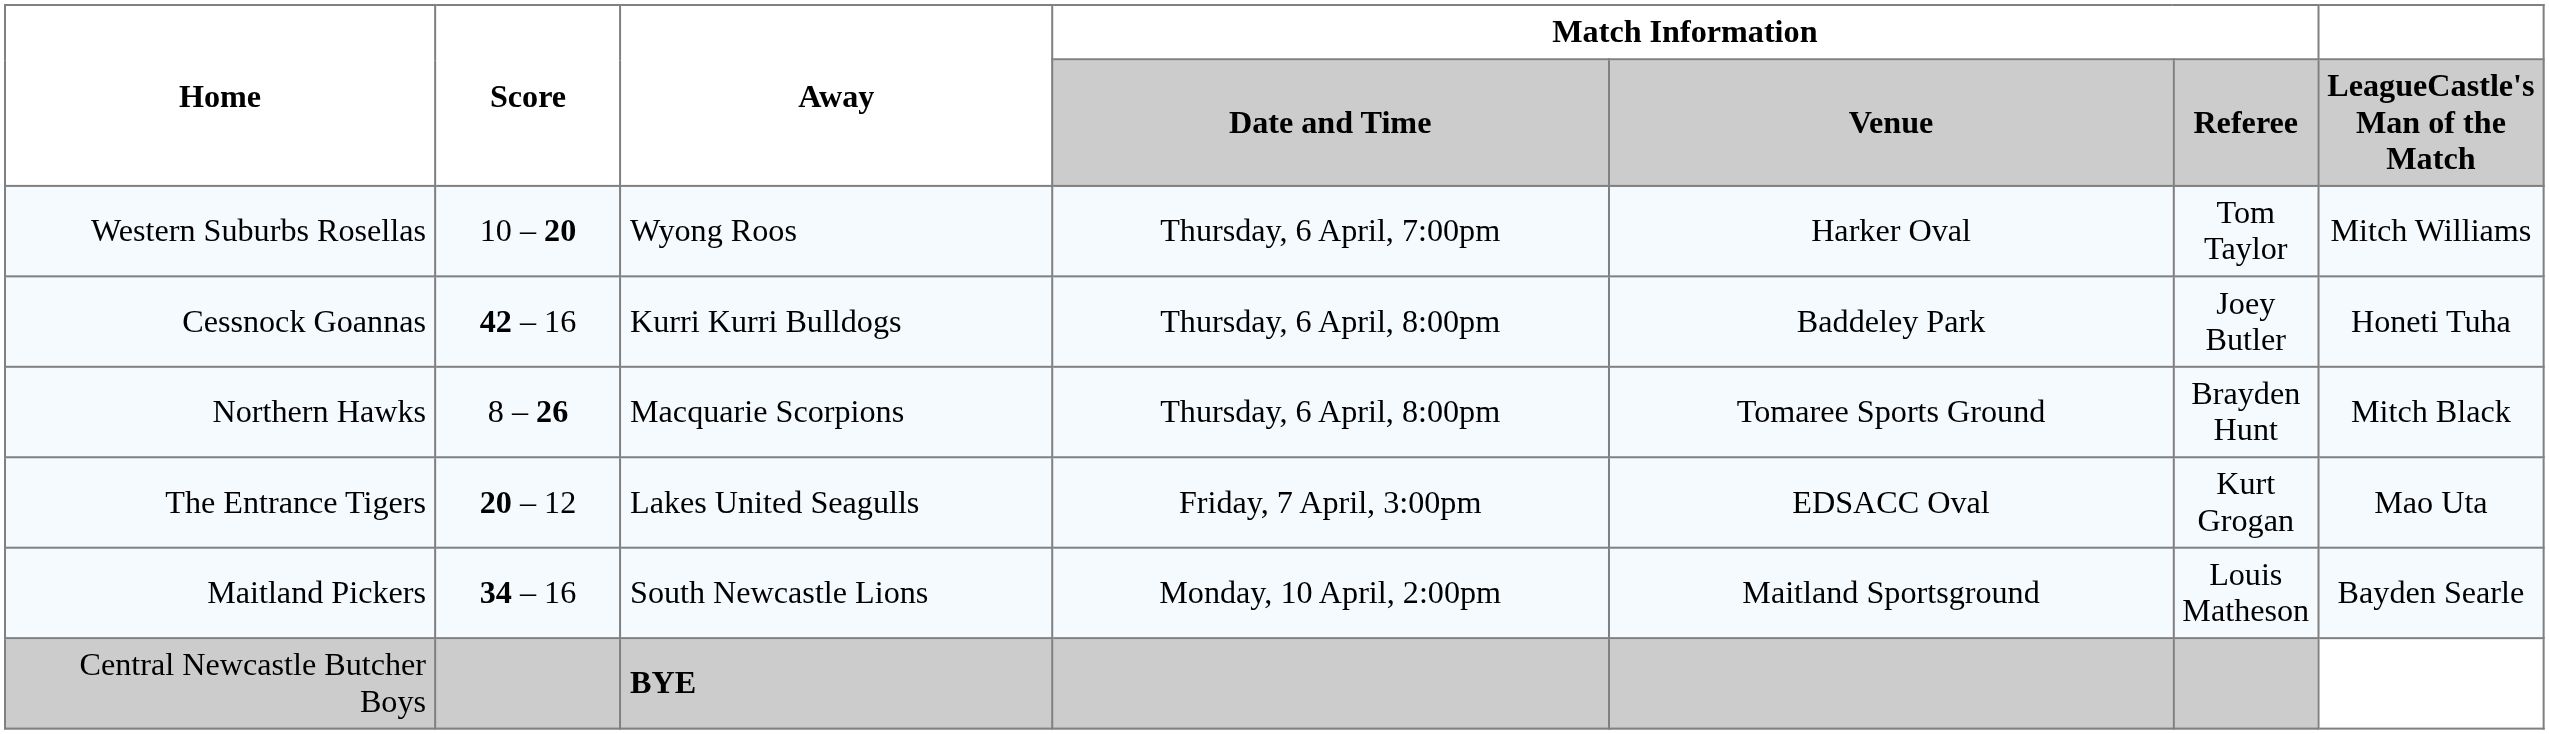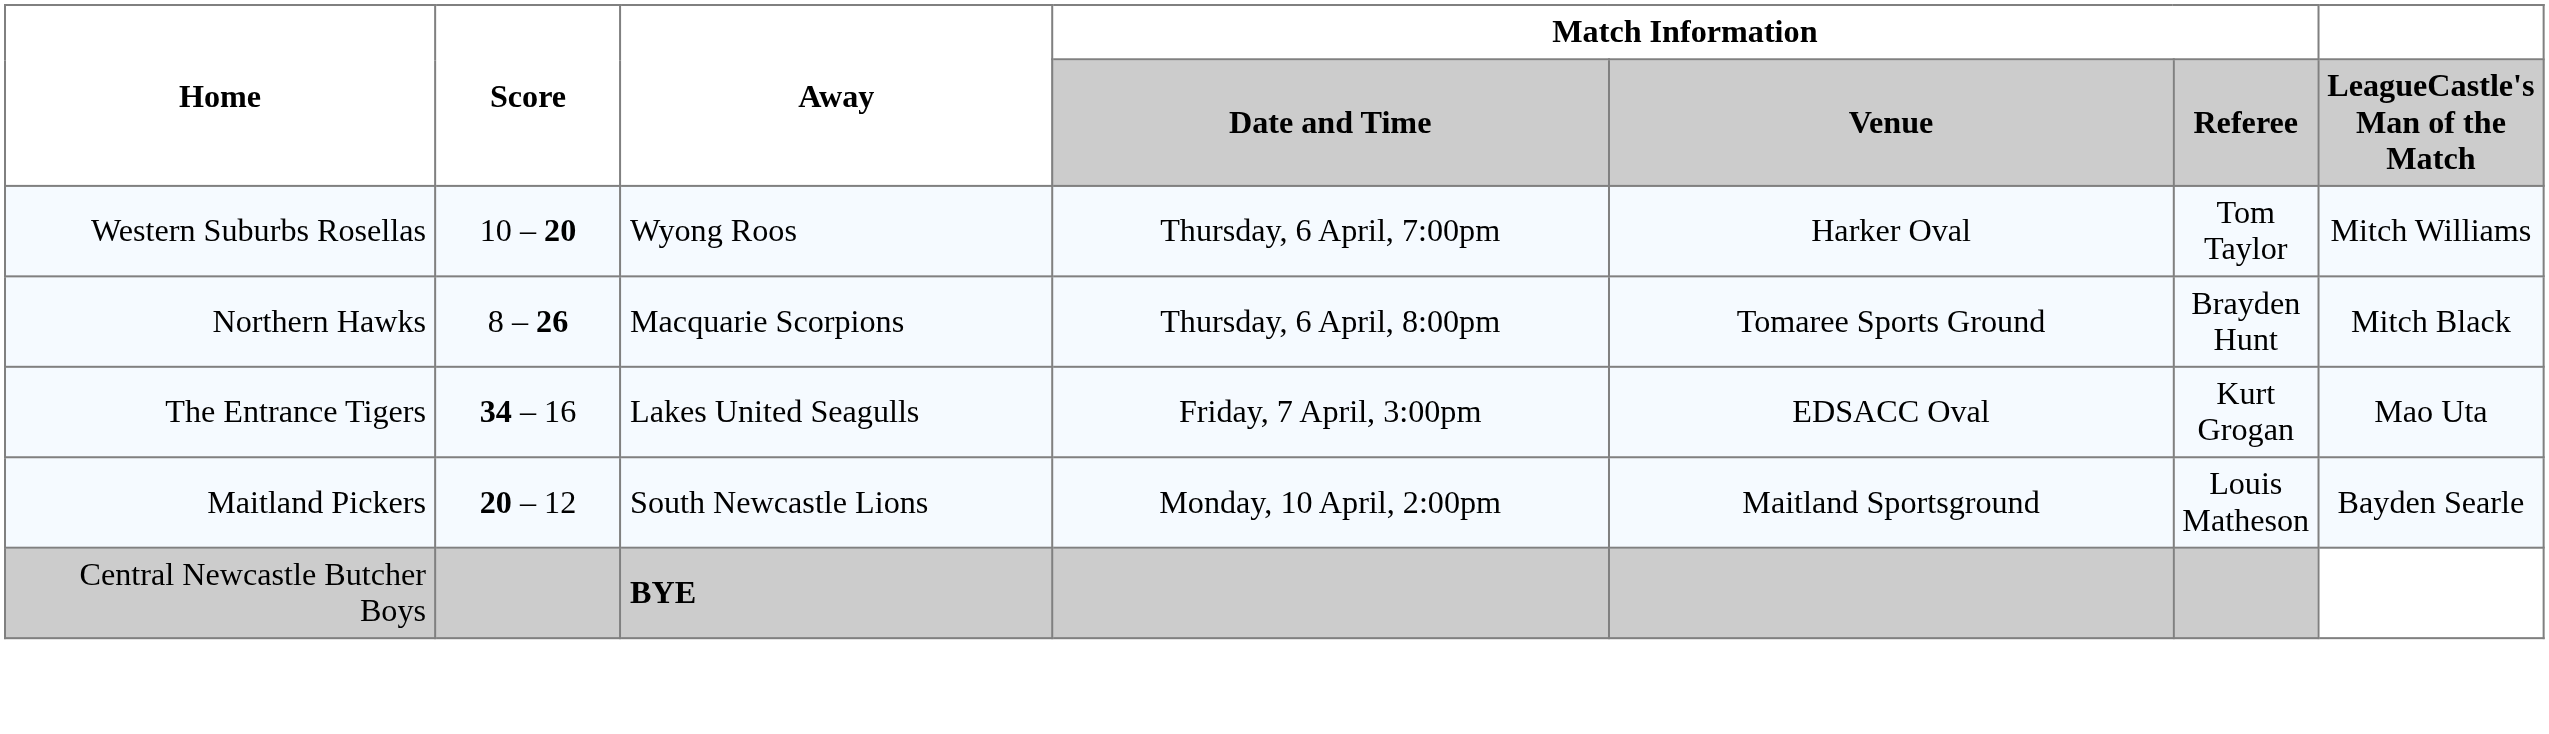- row: (304, 321)
(528, 501) 20 – 12 -> (528, 411) 34 – 16
(528, 592) 34 – 16 -> (528, 501) 20 – 12
